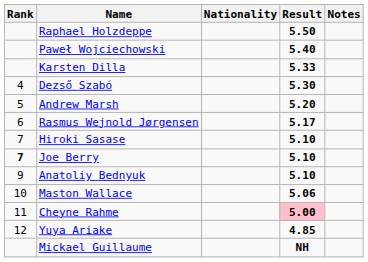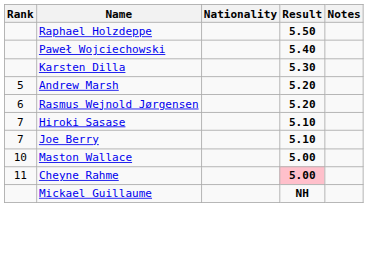(302, 67) 5.33 -> (302, 67) 5.30
- row: (76, 85)
(302, 121) 5.17 -> (302, 103) 5.20
(20, 158) bold -> (20, 139) normal
- row: (92, 176)
(302, 194) 5.06 -> (302, 158) 5.00
- row: (76, 230)
